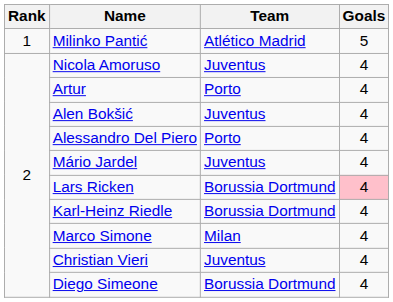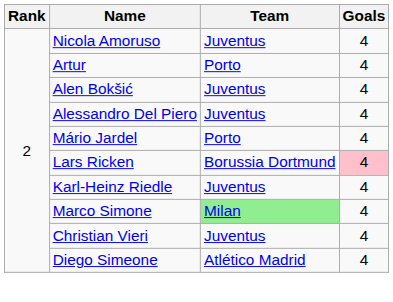- row: (100, 41)
(222, 138) Porto -> (235, 114) Juventus
(235, 162) Juventus -> (222, 138) Porto
(270, 211) Borussia Dortmund -> (235, 187) Juventus
(222, 235) no background -> (222, 211) lightgreen background
(270, 284) Borussia Dortmund -> (255, 260) Atlético Madrid
